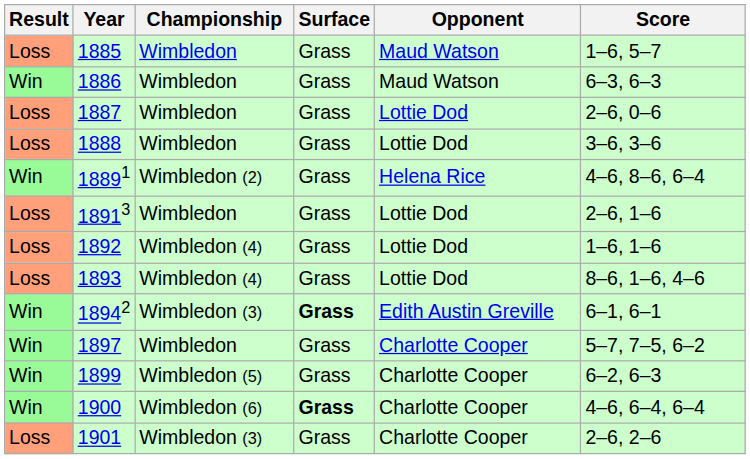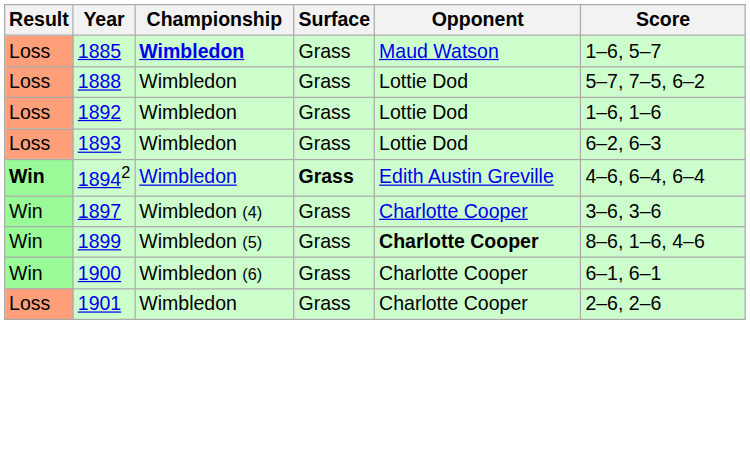(188, 50) normal -> (192, 50) bold
- row: (99, 81)
- row: (99, 112)
(623, 143) 3–6, 3–6 -> (645, 81) 5–7, 7–5, 6–2
- row: (104, 177)
- row: (104, 213)
(201, 247) Wimbledon (4) -> (188, 112) Wimbledon
(201, 278) Wimbledon (4) -> (188, 143) Wimbledon
(645, 278) 8–6, 1–6, 4–6 -> (623, 143) 6–2, 6–3
(26, 311) normal -> (27, 177) bold
(201, 311) Wimbledon (3) -> (188, 177) Wimbledon
(623, 311) 6–1, 6–1 -> (645, 177) 4–6, 6–4, 6–4
(188, 345) Wimbledon -> (201, 211) Wimbledon (4)
(645, 345) 5–7, 7–5, 6–2 -> (623, 211) 3–6, 3–6
(453, 376) normal -> (459, 241) bold
(623, 376) 6–2, 6–3 -> (645, 241) 8–6, 1–6, 4–6
(326, 407) bold -> (325, 272) normal
(645, 407) 4–6, 6–4, 6–4 -> (623, 272) 6–1, 6–1
(201, 438) Wimbledon (3) -> (188, 303) Wimbledon
